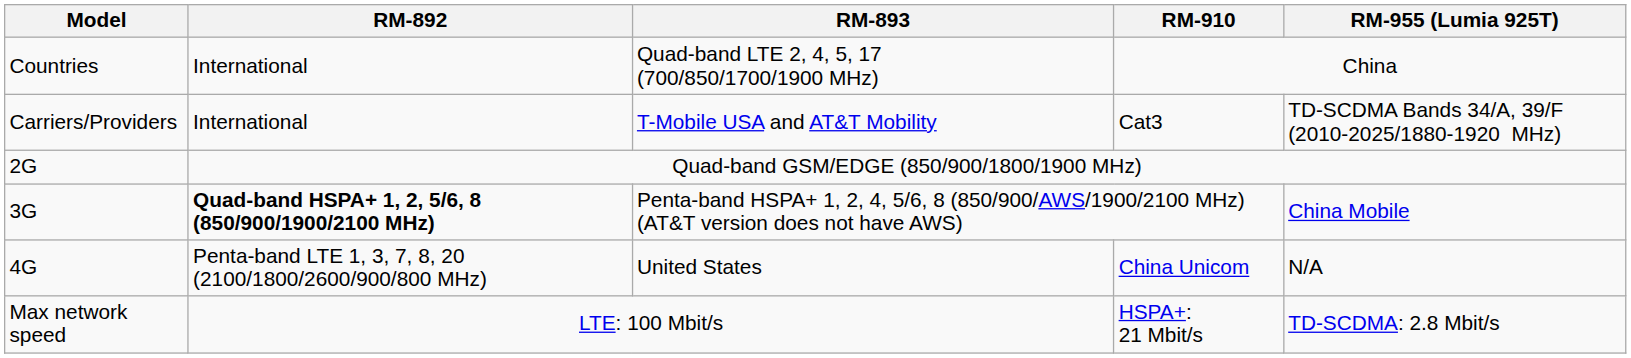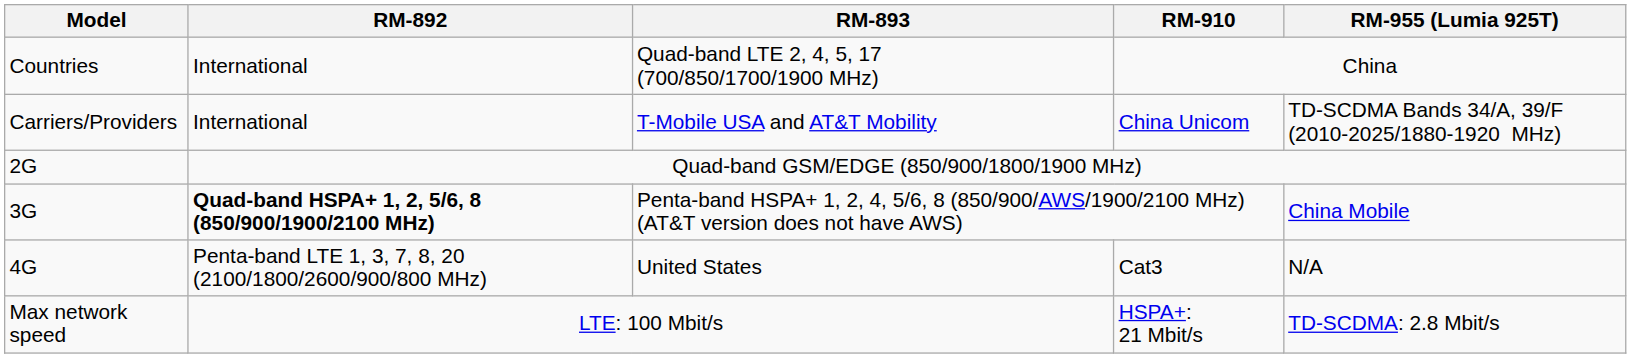(1141, 122) Cat3 -> (1184, 122) China Unicom
(1184, 267) China Unicom -> (1141, 267) Cat3
